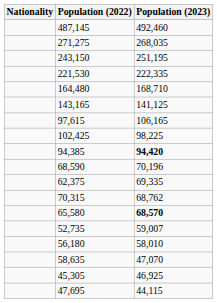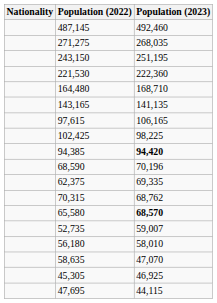(152, 74) 222,335 -> (152, 74) 222,360
(152, 105) 141,125 -> (152, 105) 141,135
